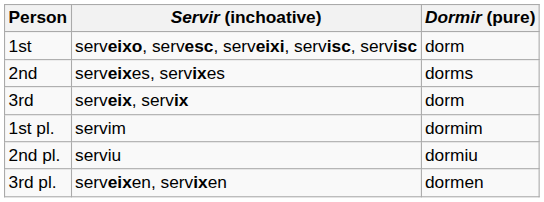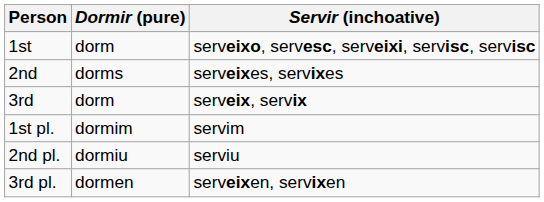columns swapped: (480, 18) <-> (246, 18)
